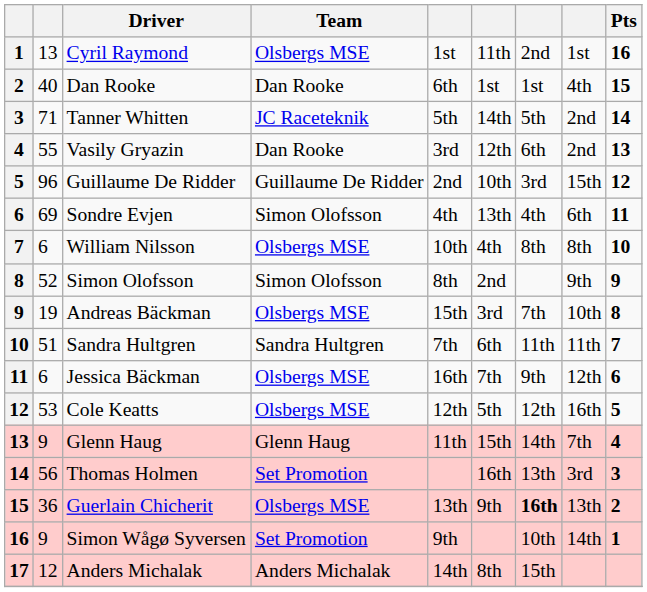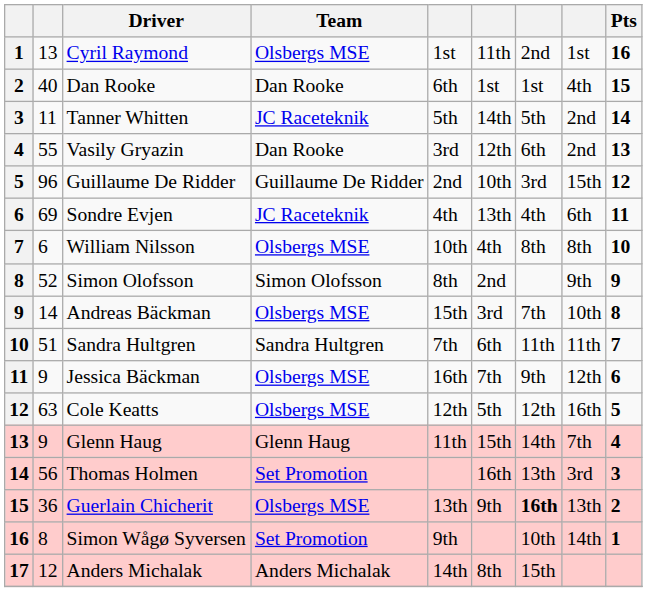(48, 117) 71 -> (47, 117) 11
(318, 214) Simon Olofsson -> (312, 214) JC Raceteknik
(48, 311) 19 -> (48, 311) 14
(43, 376) 6 -> (43, 376) 9
(48, 408) 53 -> (48, 408) 63
(43, 538) 9 -> (43, 538) 8
